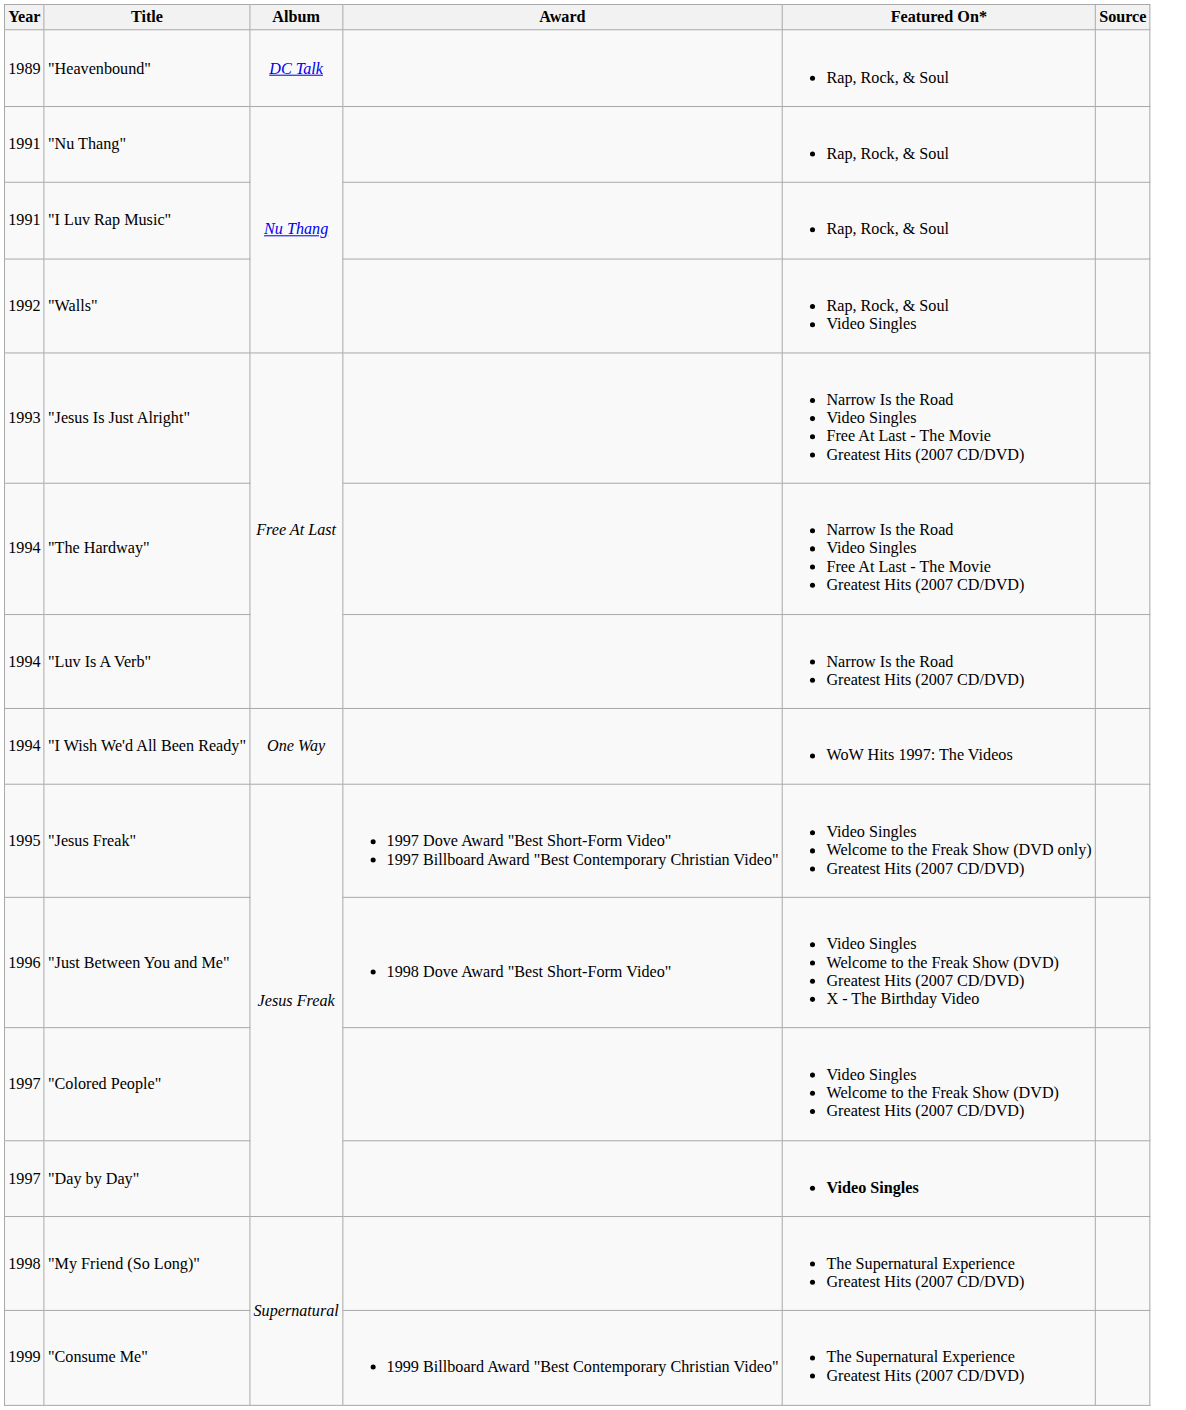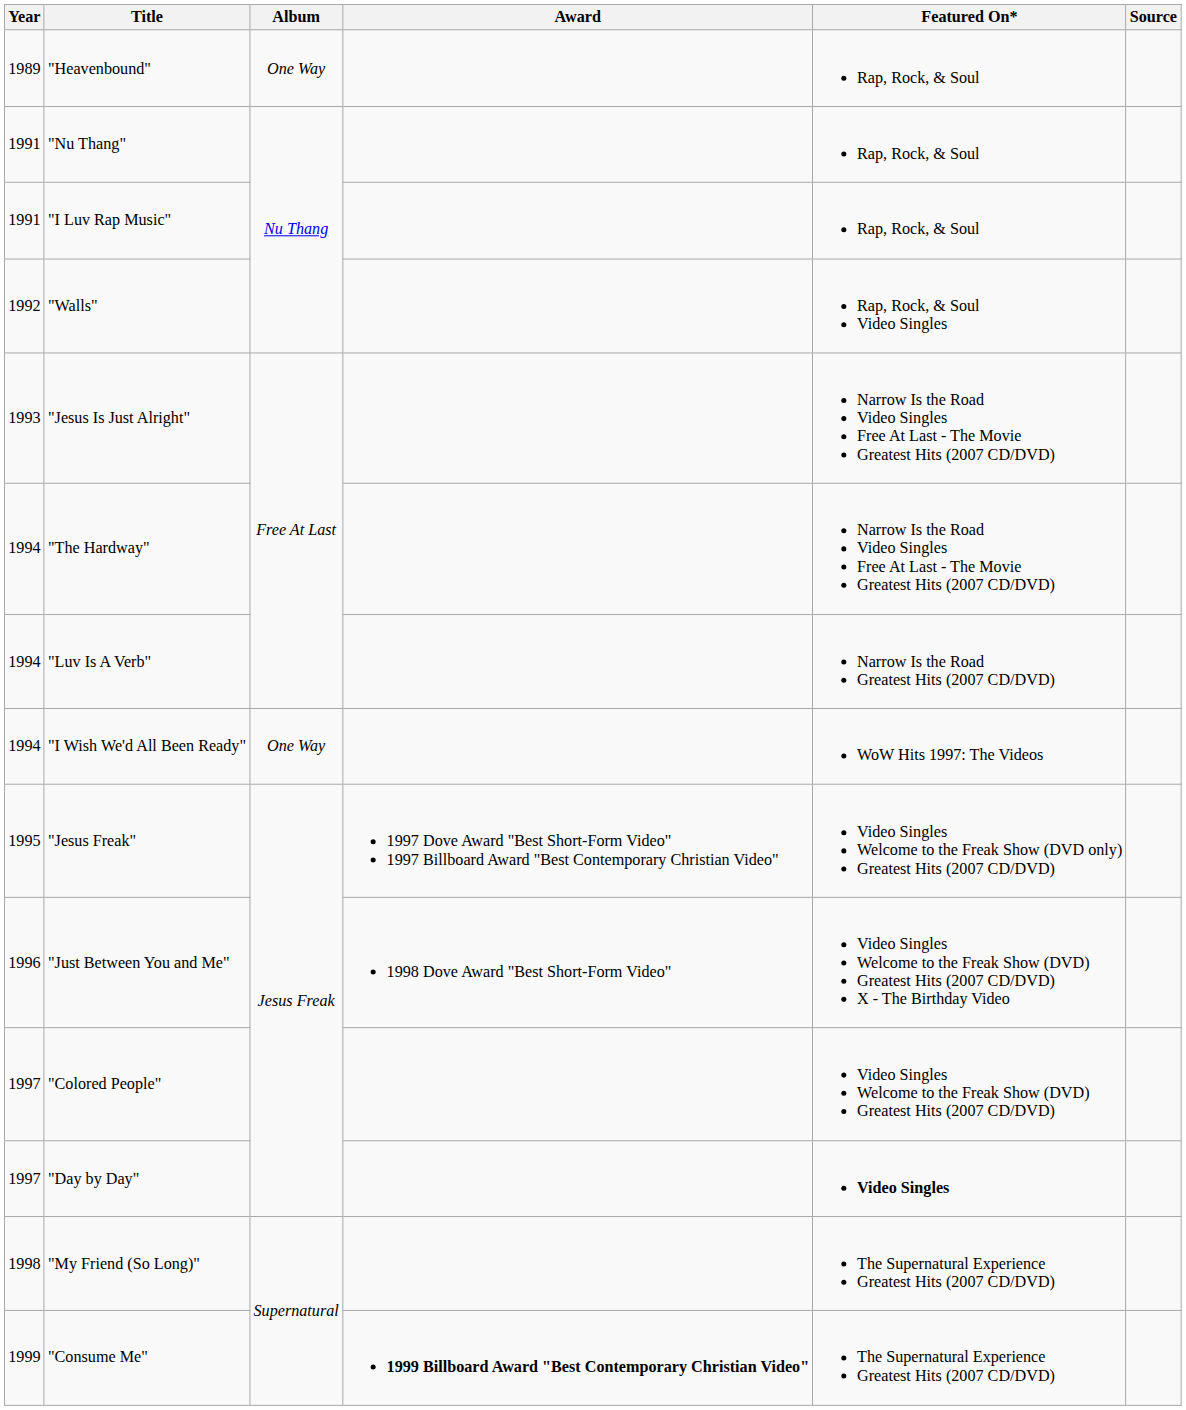(296, 68) DC Talk -> (296, 68) One Way
(562, 1367) normal -> (578, 1367) bold
